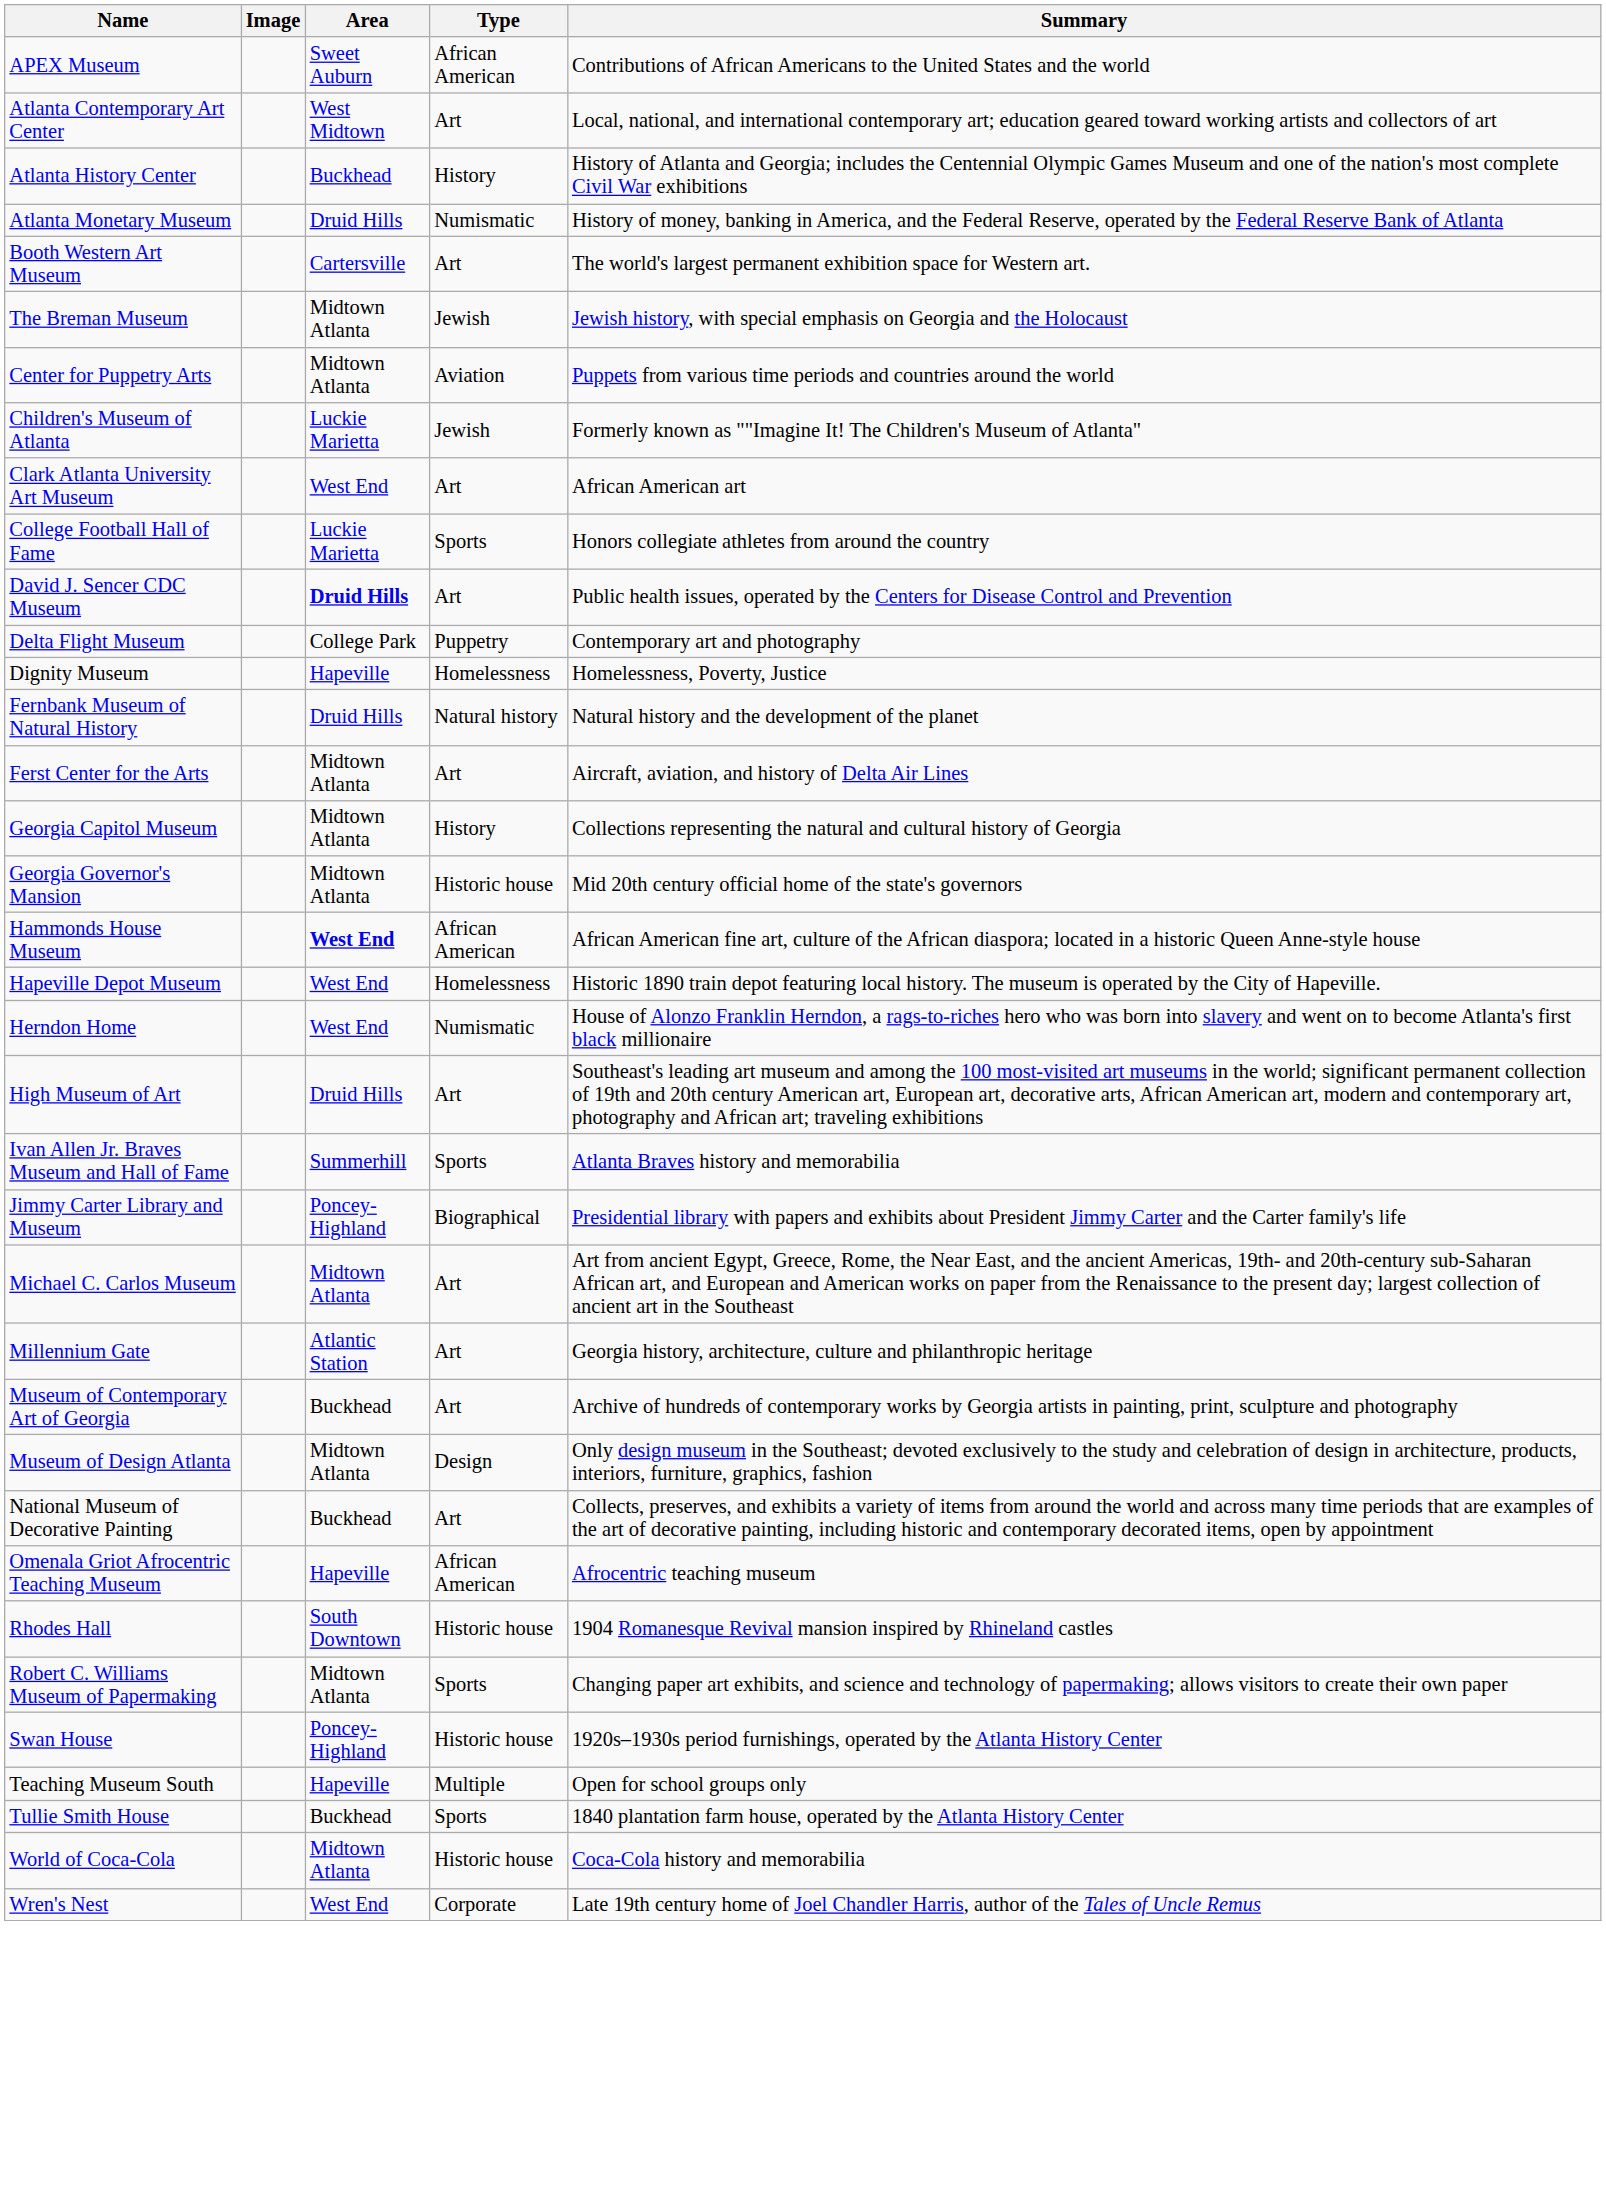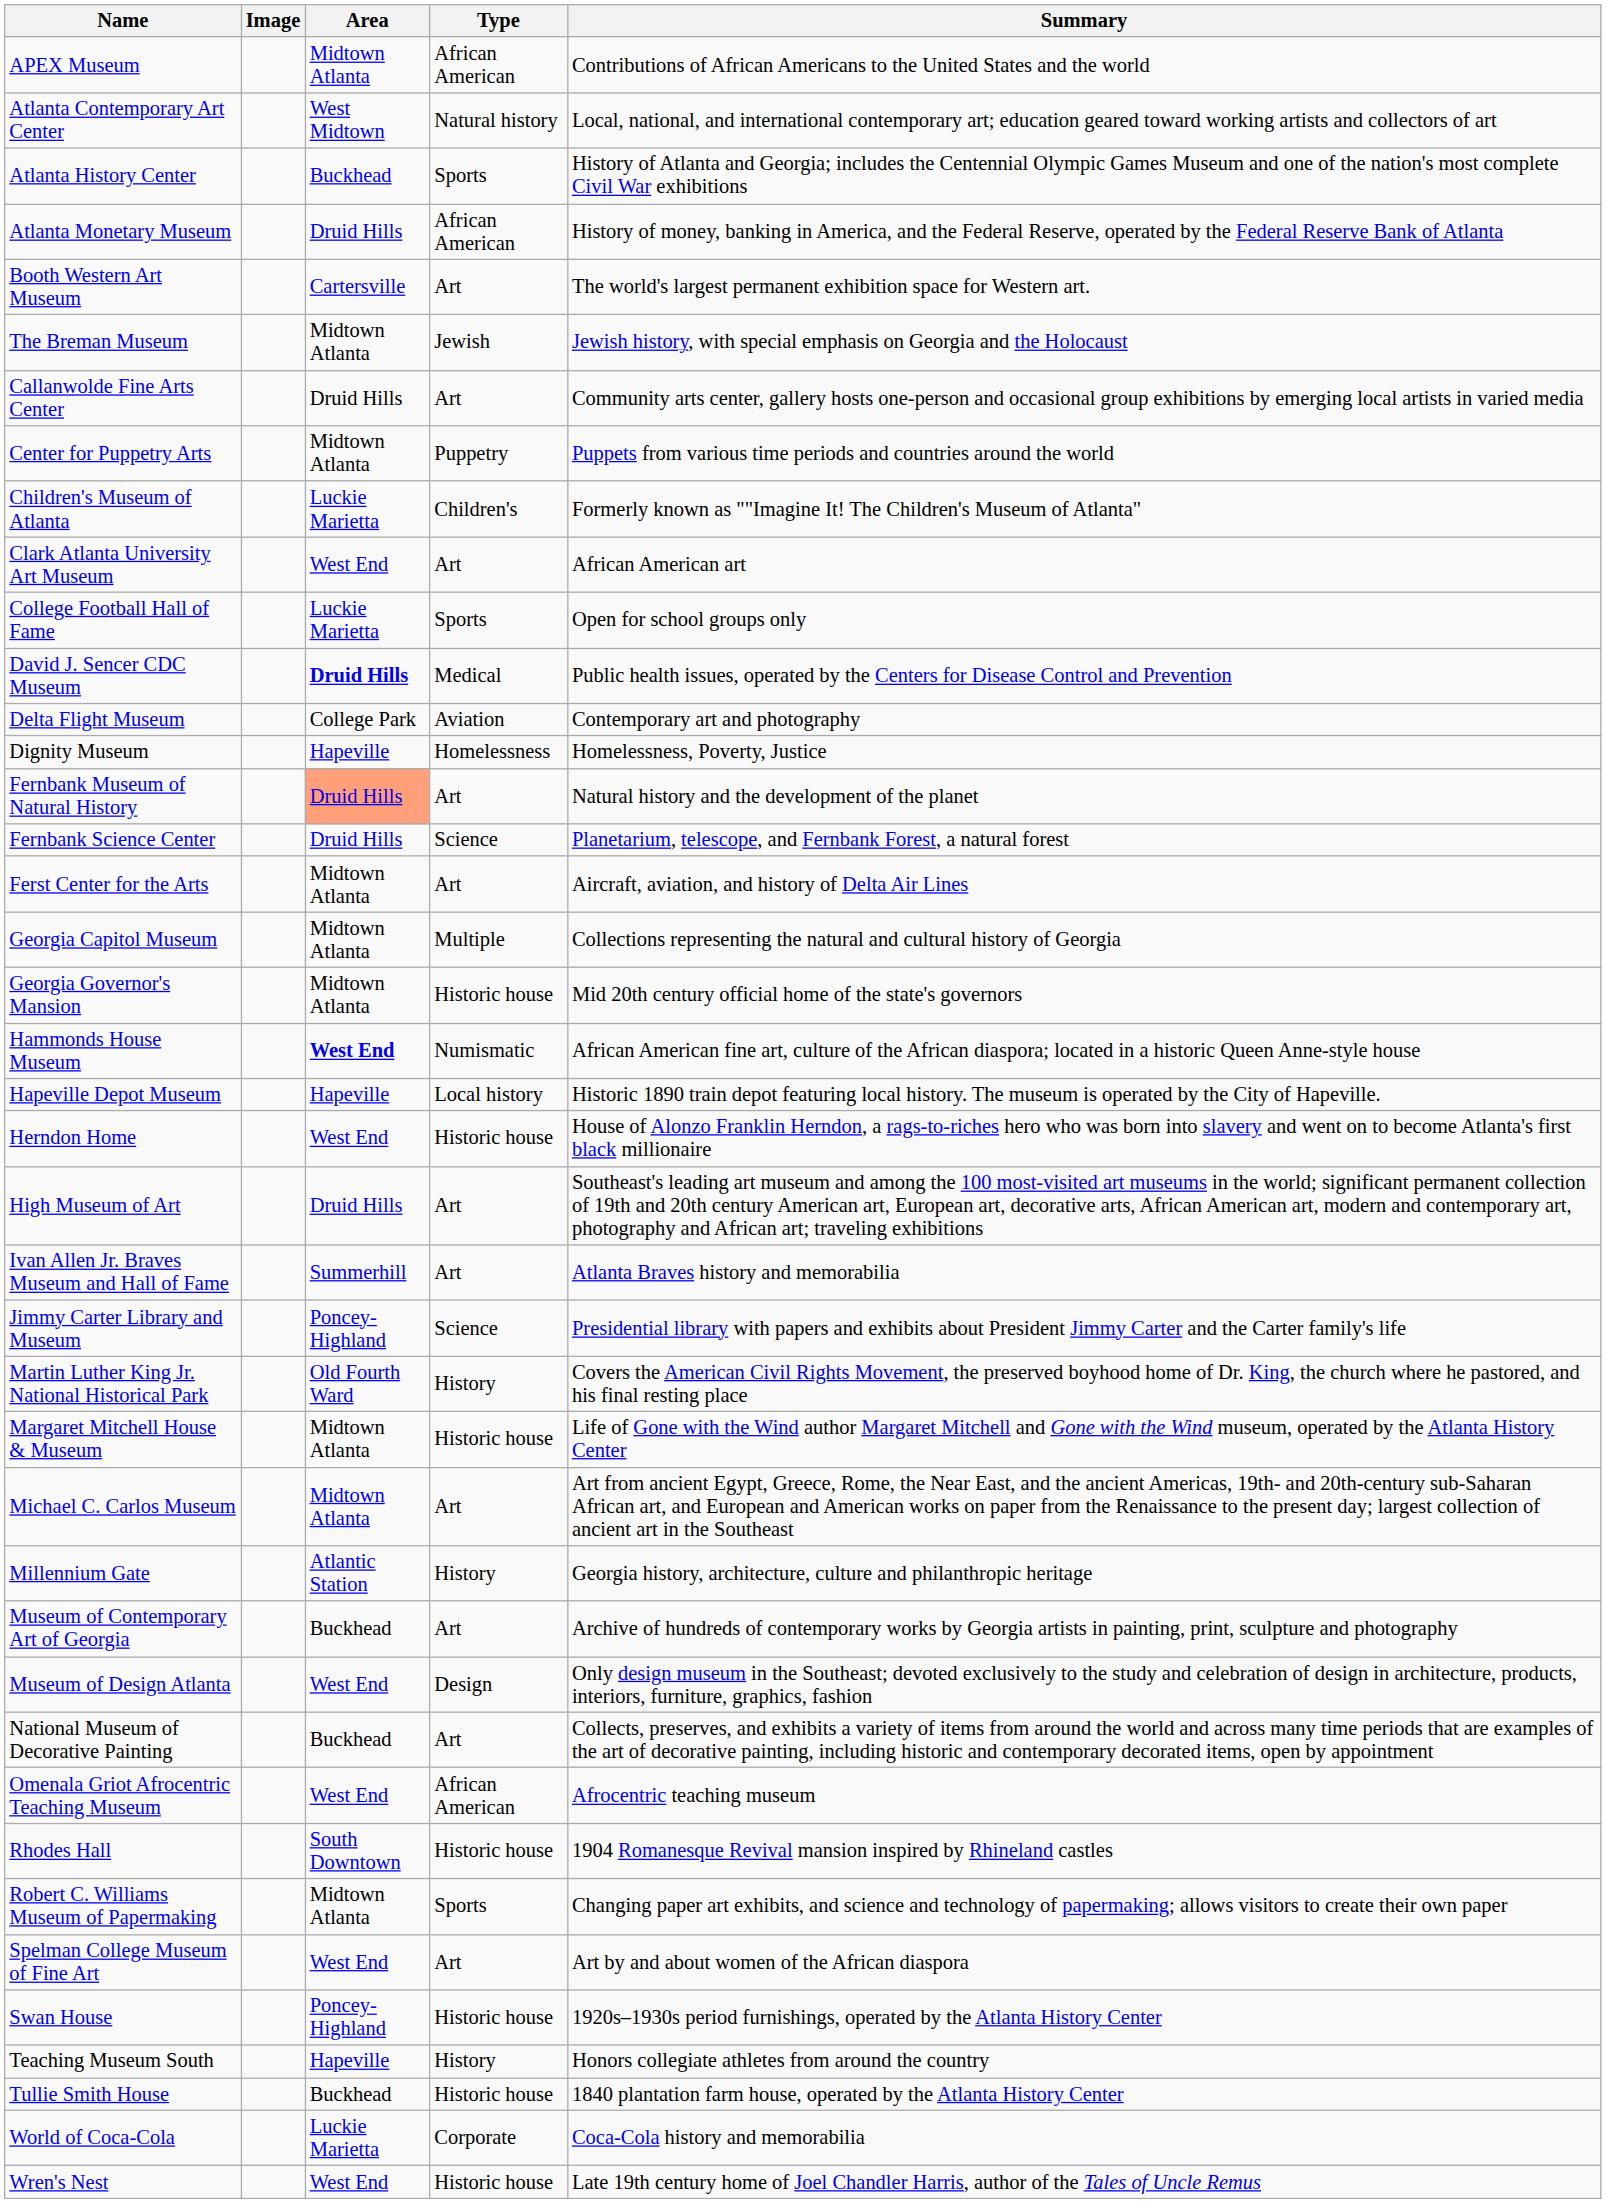(341, 64) Sweet Auburn -> (347, 64) Midtown Atlanta
(448, 120) Art -> (496, 120) Natural history
(465, 175) History -> (460, 175) Sports
(484, 219) Numismatic -> (475, 231) African American
+ row: (102, 397)
(469, 374) Aviation -> (471, 453) Puppetry
(462, 430) Jewish -> (476, 508) Children's
(781, 541) Honors collegiate athletes from around the country -> (689, 619) Open for school groups only
(448, 596) Art -> (468, 675) Medical
(471, 640) Puppetry -> (469, 719) Aviation
(356, 717) no background -> (356, 795) lightsalmon background
(496, 717) Natural history -> (448, 795) Art
+ row: (112, 839)
(465, 828) History -> (470, 939) Multiple
(475, 939) African American -> (484, 1050) Numismatic
(349, 983) West End -> (349, 1094) Hapeville
(492, 983) Homelessness -> (489, 1094) Local history
(484, 1027) Numismatic -> (494, 1138) Historic house
(460, 1161) Sports -> (448, 1272) Art
(487, 1217) Biographical -> (466, 1328) Science
+ row: (109, 1383)
+ row: (113, 1439)
(448, 1351) Art -> (465, 1573) History
(347, 1462) Midtown Atlanta -> (349, 1684) West End
(349, 1573) Hapeville -> (349, 1795) West End
+ row: (118, 1961)
(470, 1783) Multiple -> (465, 2061) History
(689, 1783) Open for school groups only -> (781, 2061) Honors collegiate athletes from around the country
(460, 1816) Sports -> (494, 2093) Historic house
(347, 1860) Midtown Atlanta -> (344, 2137) Luckie Marietta
(494, 1860) Historic house -> (475, 2137) Corporate
(475, 1904) Corporate -> (494, 2181) Historic house
